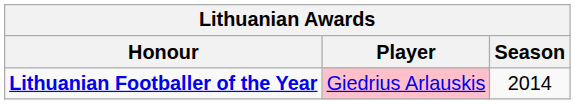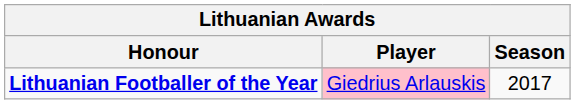(530, 83) 2014 -> (530, 83) 2017
